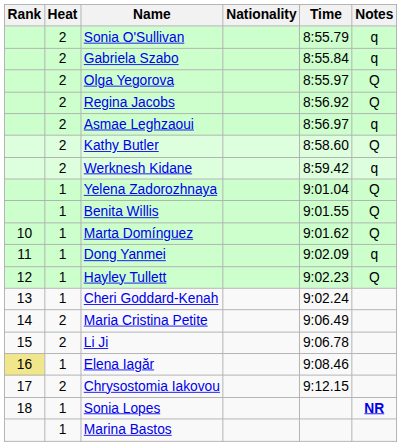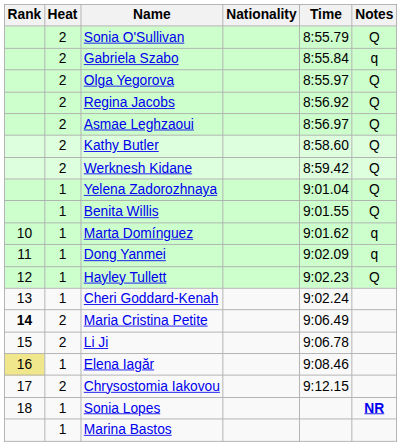(374, 37) q -> (374, 37) Q
(374, 124) q -> (374, 124) Q
(374, 168) q -> (374, 168) Q
(374, 233) Q -> (374, 233) q
(24, 320) normal -> (24, 320) bold
